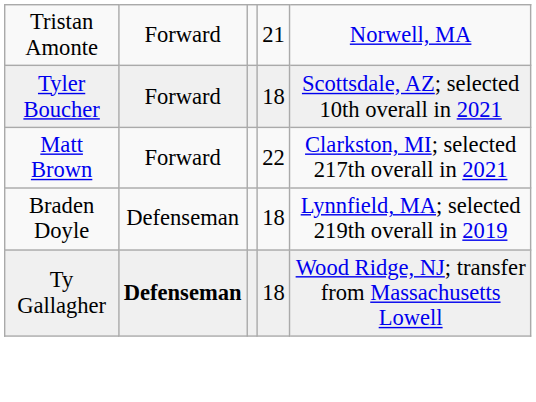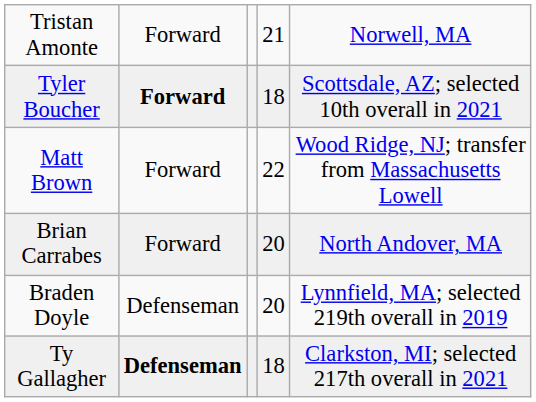(183, 96) normal -> (183, 96) bold
(411, 157) Clarkston, MI; selected 217th overall in 2021 -> (411, 170) Wood Ridge, NJ; transfer from Massachusetts Lowell
+ row: (62, 243)
(274, 218) 18 -> (274, 305) 20
(411, 292) Wood Ridge, NJ; transfer from Massachusetts Lowell -> (411, 366) Clarkston, MI; selected 217th overall in 2021
